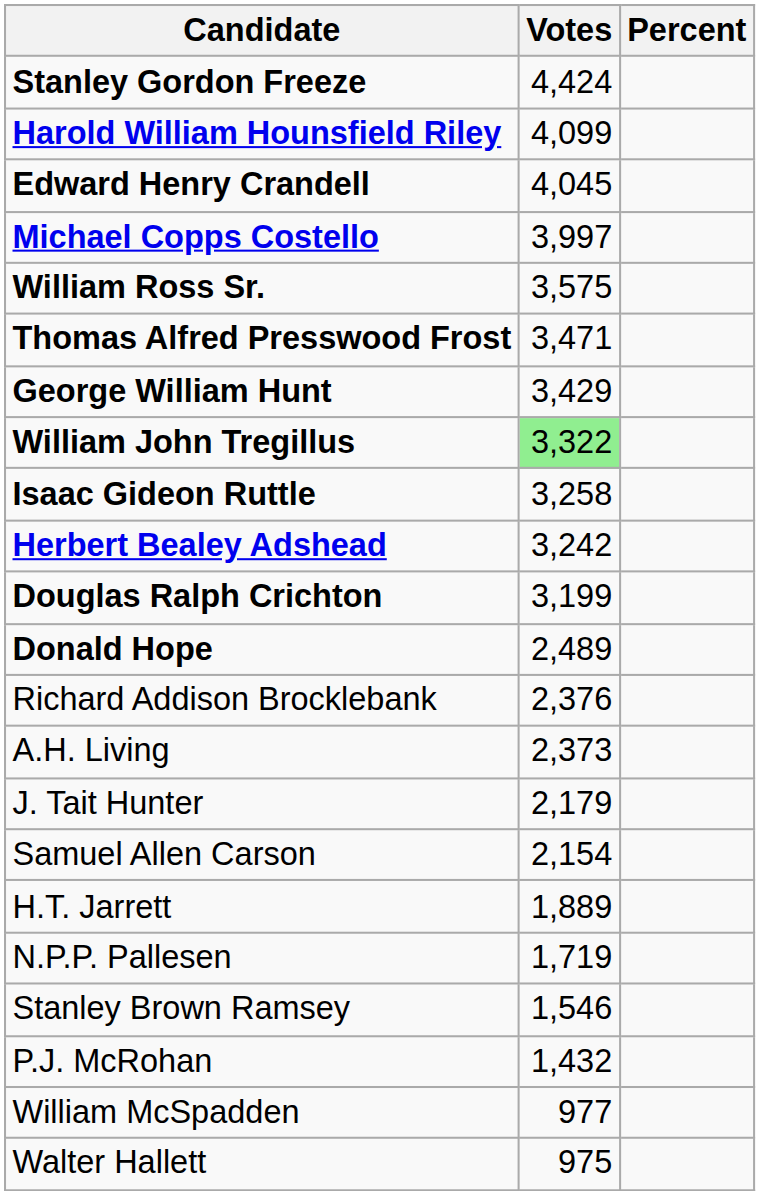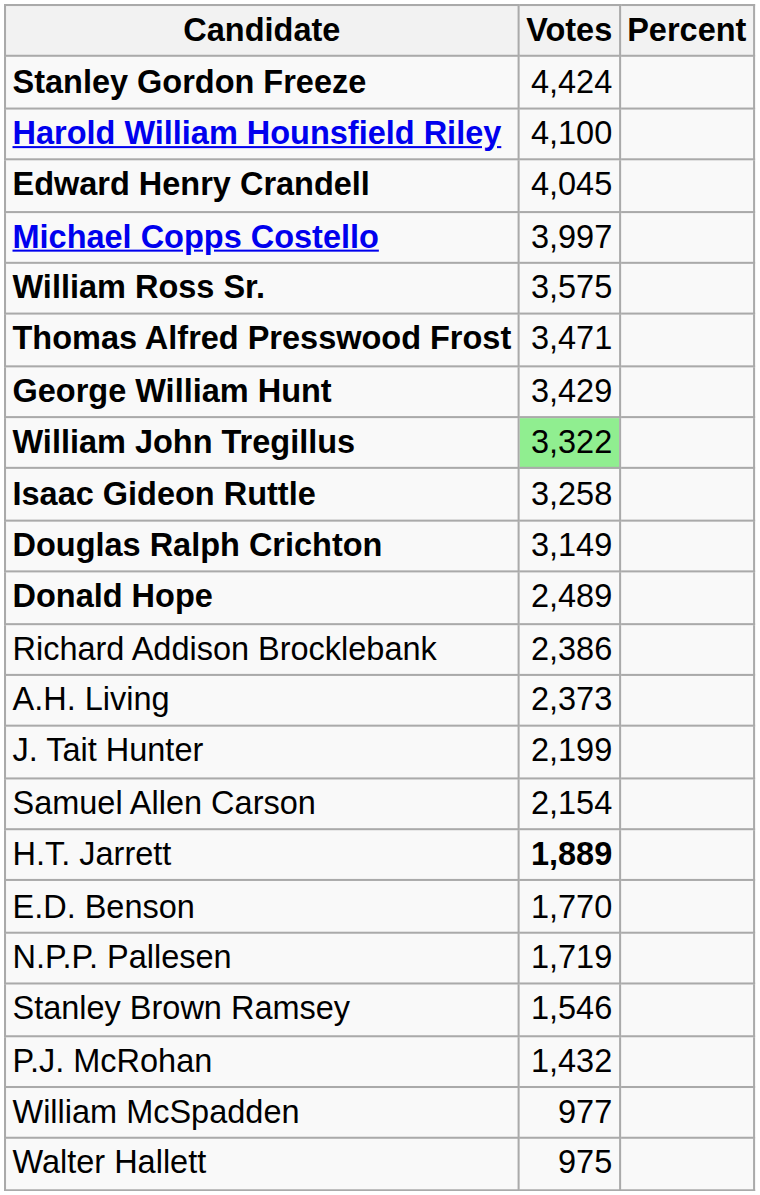(572, 133) 4,099 -> (572, 133) 4,100
- row: (200, 545)
(572, 596) 3,199 -> (572, 545) 3,149
(572, 699) 2,376 -> (572, 648) 2,386
(572, 802) 2,179 -> (572, 751) 2,199
(572, 905) normal -> (572, 854) bold
+ row: (104, 905)
